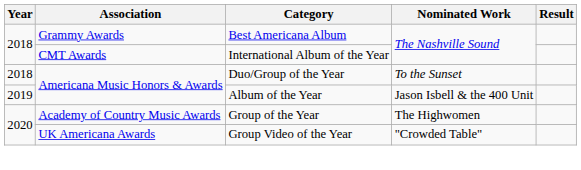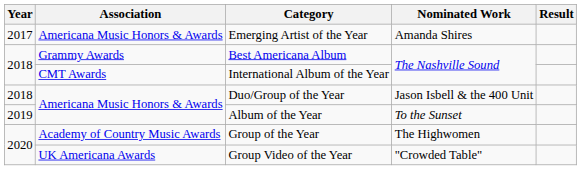+ row: (298, 34)
(428, 74) To the Sunset -> (464, 94) Jason Isbell & the 400 Unit
(464, 94) Jason Isbell & the 400 Unit -> (428, 114) To the Sunset
